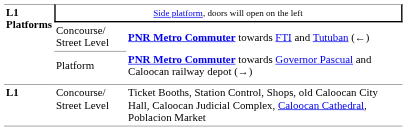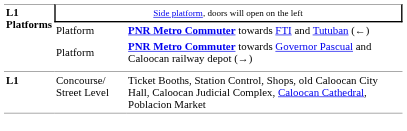(82, 36) Concourse/ Street Level -> (75, 30) Platform
